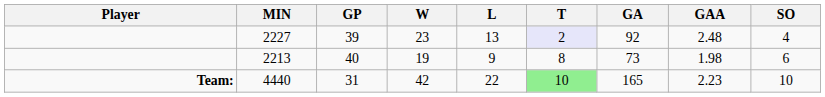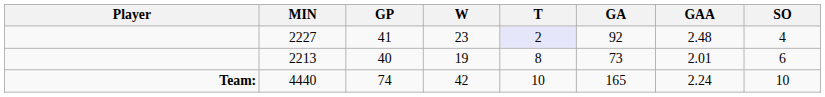- column: (492, 15)
(352, 37) 39 -> (385, 37) 41
(710, 59) 1.98 -> (700, 59) 2.01
(352, 80) 31 -> (385, 80) 74
(562, 80) lightgreen background -> (538, 80) no background
(710, 80) 2.23 -> (700, 80) 2.24
